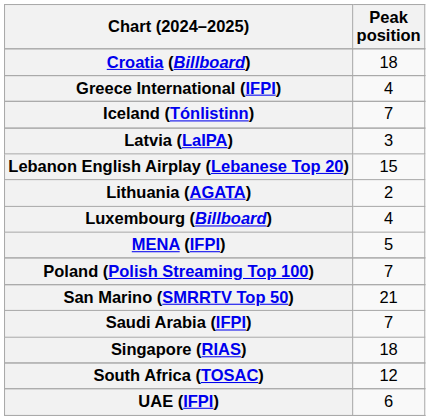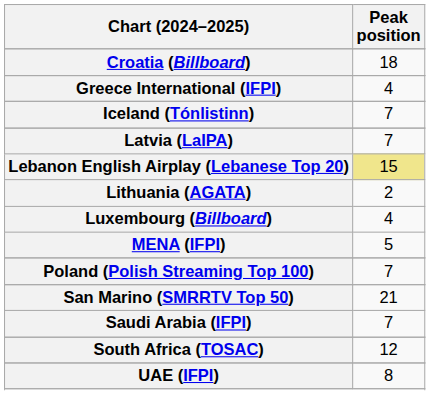(389, 140) 3 -> (389, 140) 7
(389, 166) no background -> (389, 166) khaki background
- row: (179, 349)
(389, 402) 6 -> (389, 375) 8
